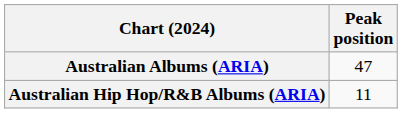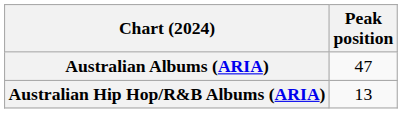(363, 94) 11 -> (363, 94) 13
